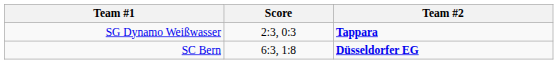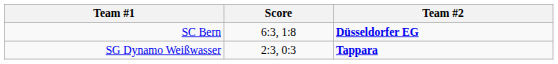rows swapped: (201, 50) <-> (163, 31)
